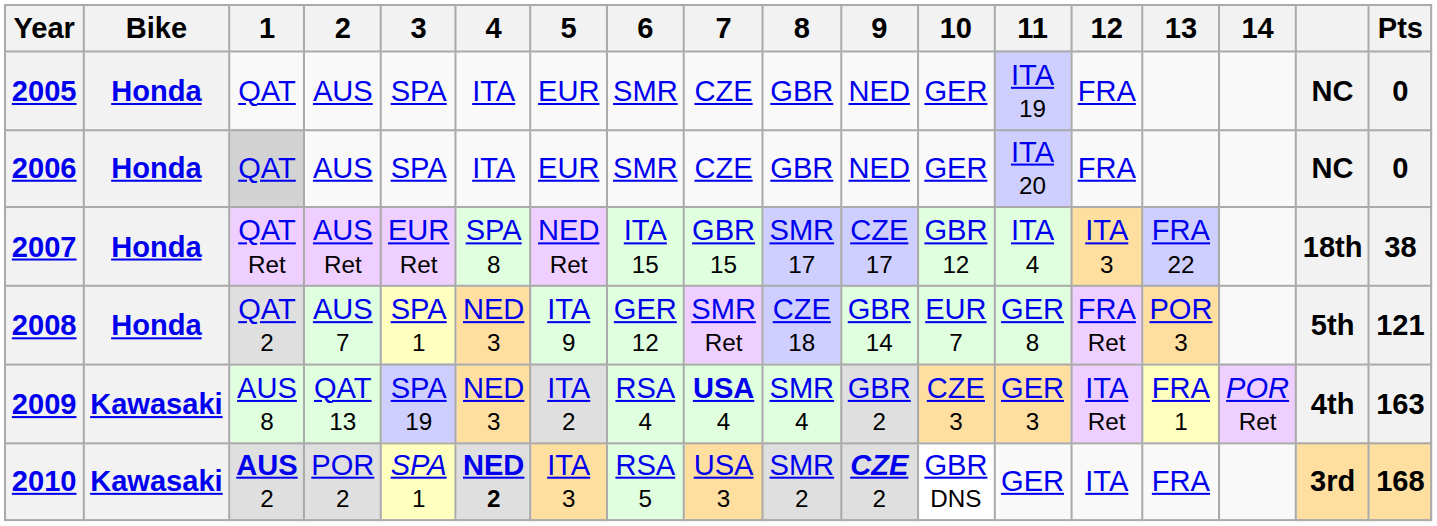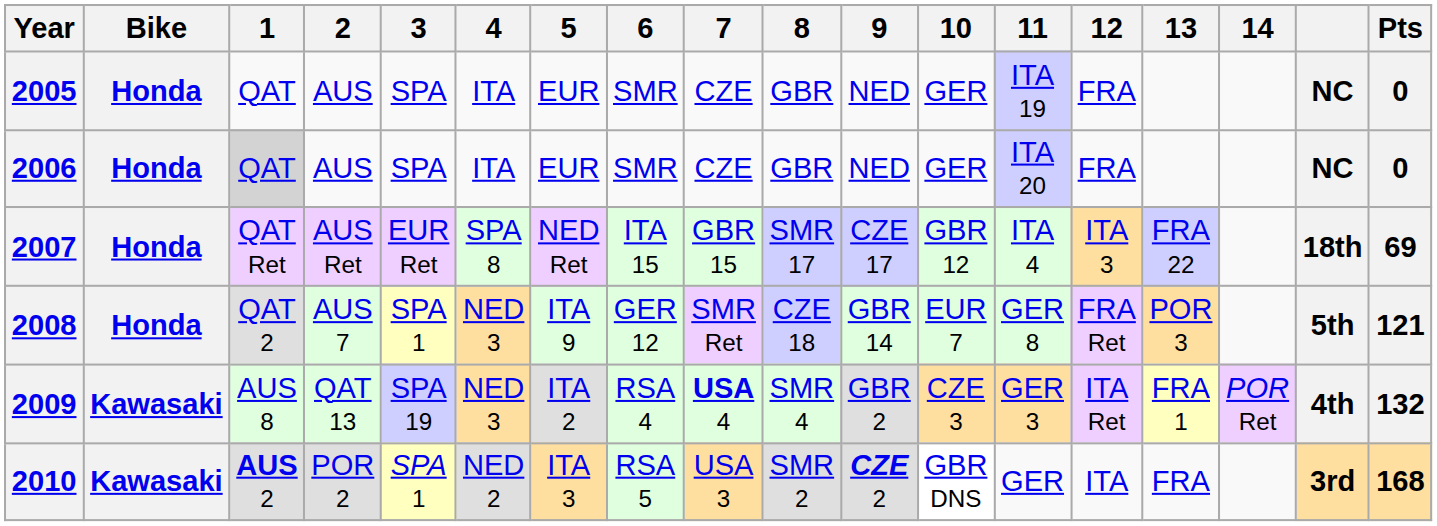(1400, 247) 38 -> (1400, 247) 69
(1400, 404) 163 -> (1400, 404) 132
(494, 482) bold -> (494, 482) normal
